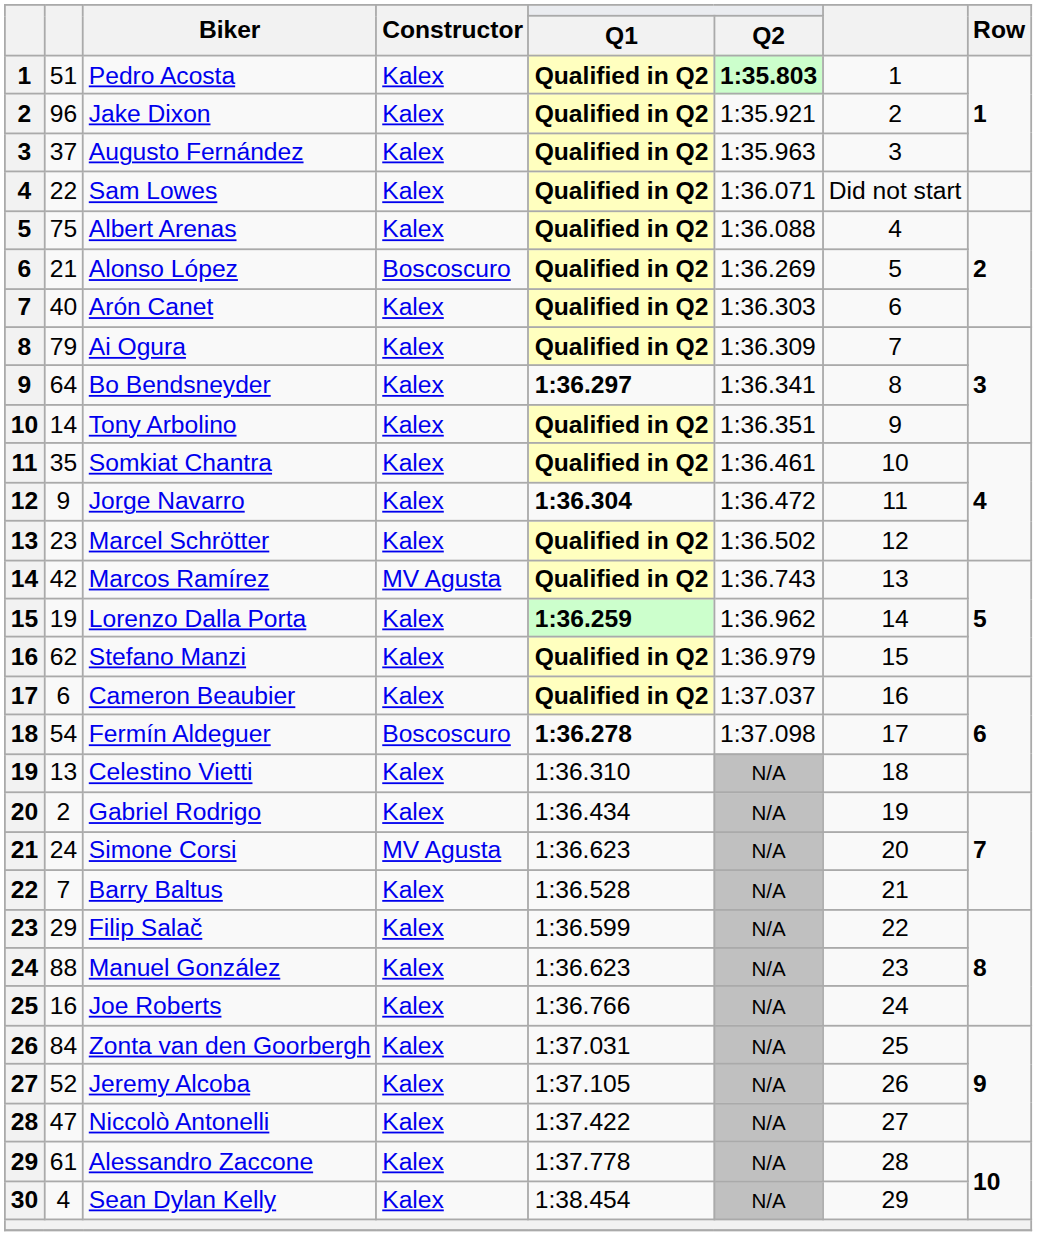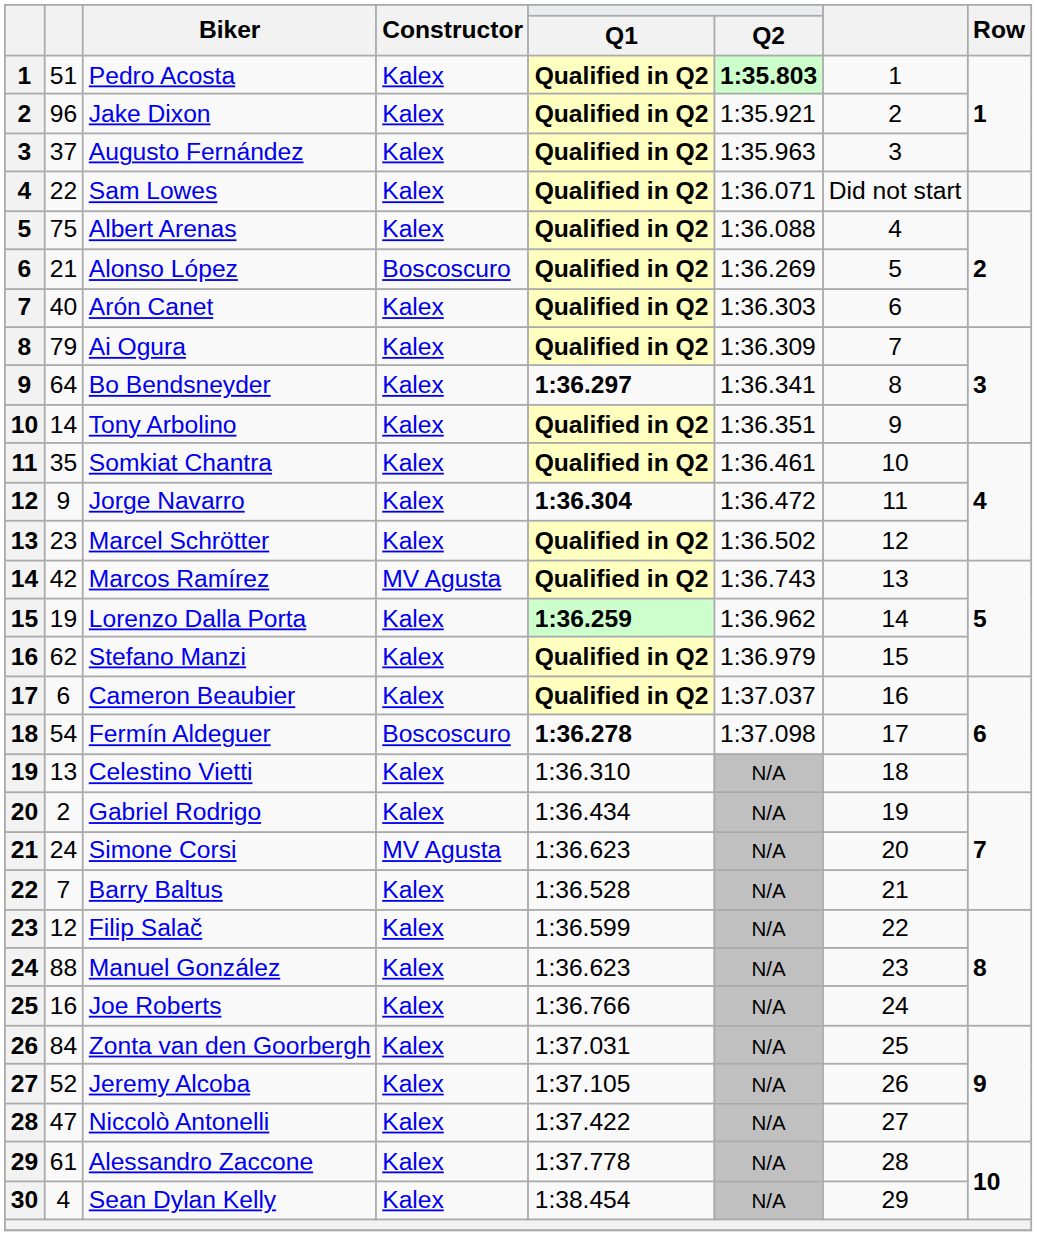(63, 928) 29 -> (63, 928) 12
